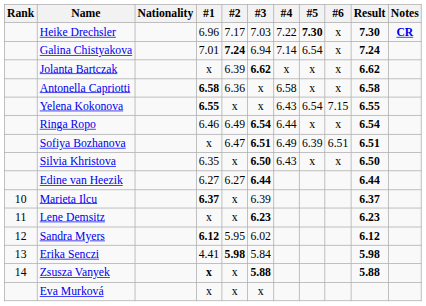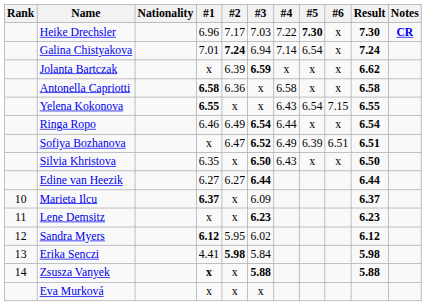(261, 69) 6.62 -> (261, 69) 6.59
(261, 143) 6.51 -> (261, 143) 6.52
(261, 198) 6.39 -> (261, 198) 6.09
